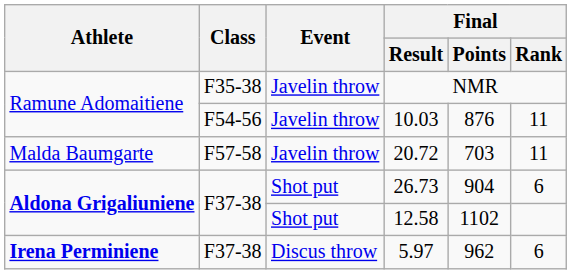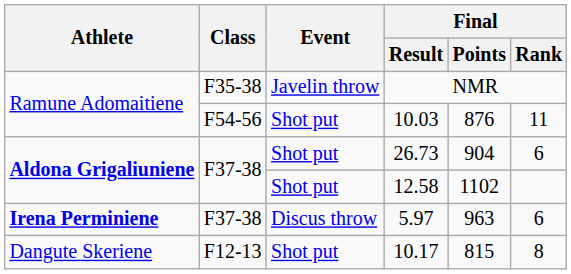(325, 120) Javelin throw -> (305, 120) Shot put
- row: (416, 153)
(479, 252) 962 -> (479, 219) 963
+ row: (416, 252)
